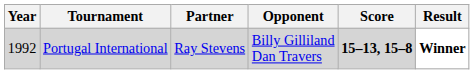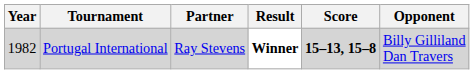columns swapped: (293, 16) <-> (442, 16)
(22, 48) 1992 -> (22, 48) 1982
